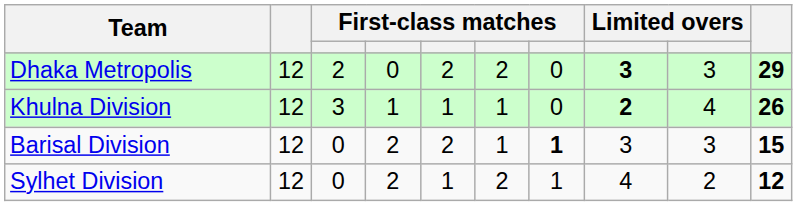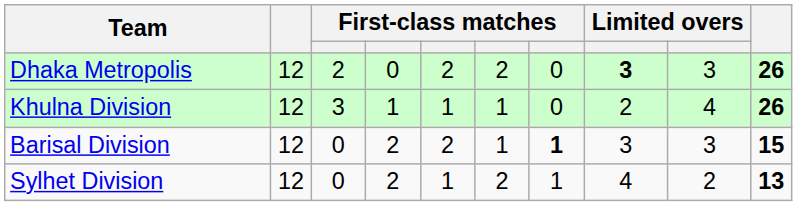(771, 70) 29 -> (771, 70) 26
(626, 107) bold -> (626, 107) normal
(771, 181) 12 -> (771, 181) 13
